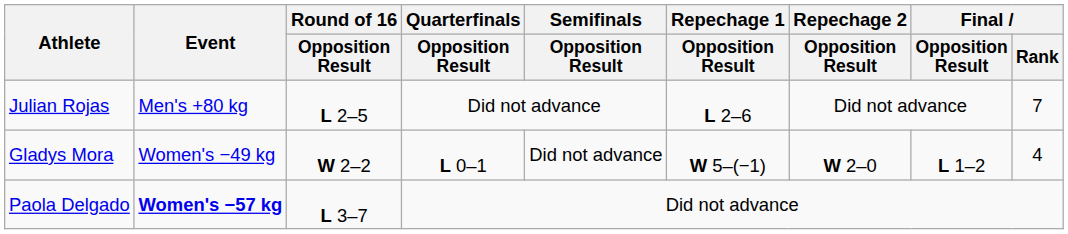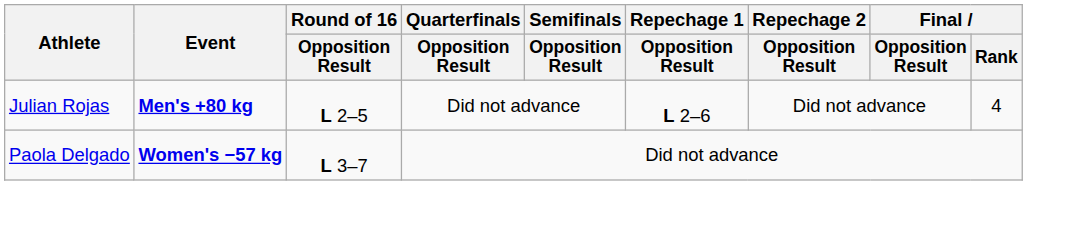(193, 106) normal -> (196, 106) bold
(1037, 106) 7 -> (996, 106) 4
- row: (61, 155)
